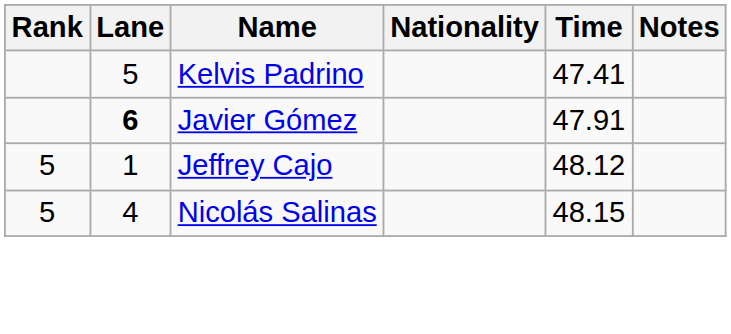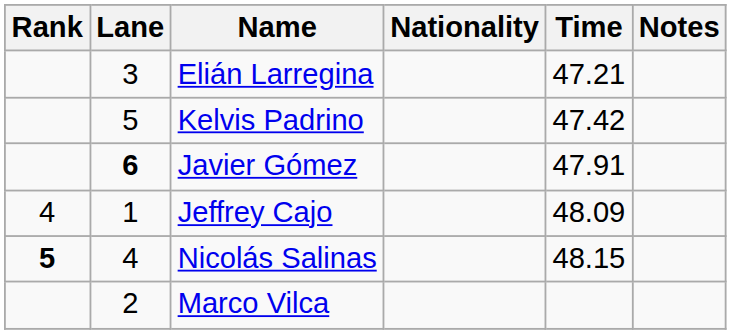+ row: (276, 73)
(589, 73) 47.41 -> (589, 119) 47.42
(47, 166) 5 -> (47, 212) 4
(589, 166) 48.12 -> (589, 212) 48.09
(47, 212) normal -> (47, 258) bold
+ row: (253, 304)
